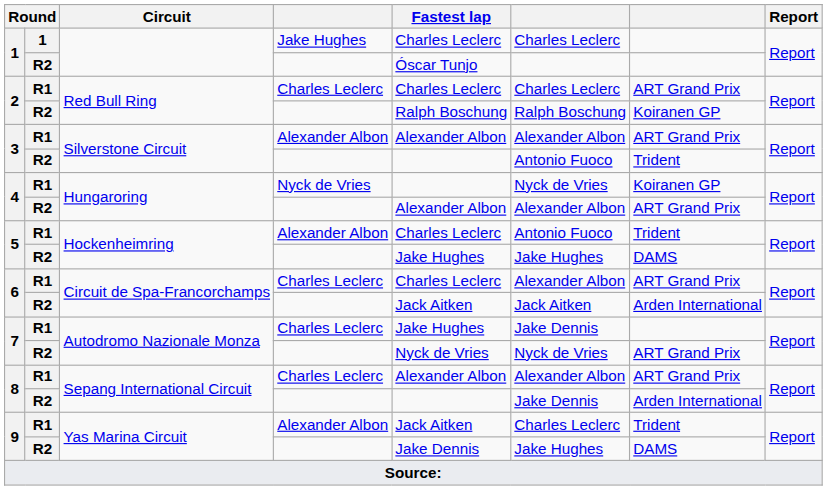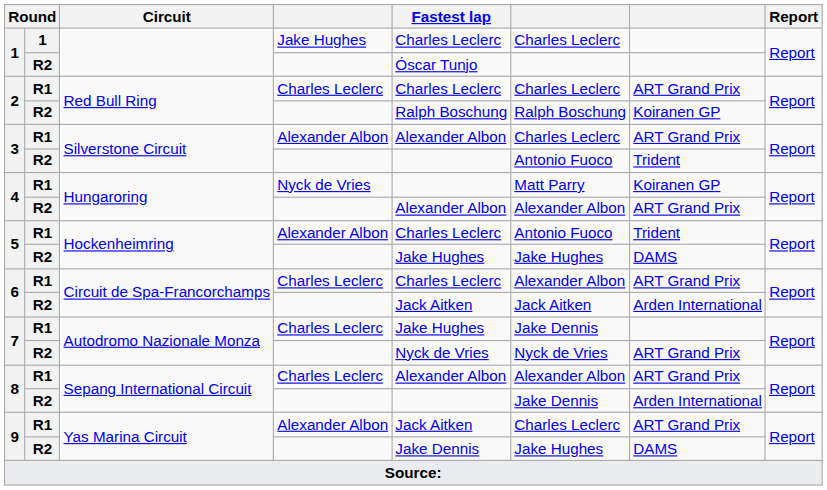(570, 136) Alexander Albon -> (567, 136) Charles Leclerc
(561, 184) Nyck de Vries -> (549, 184) Matt Parry
(657, 424) Trident -> (687, 424) ART Grand Prix
